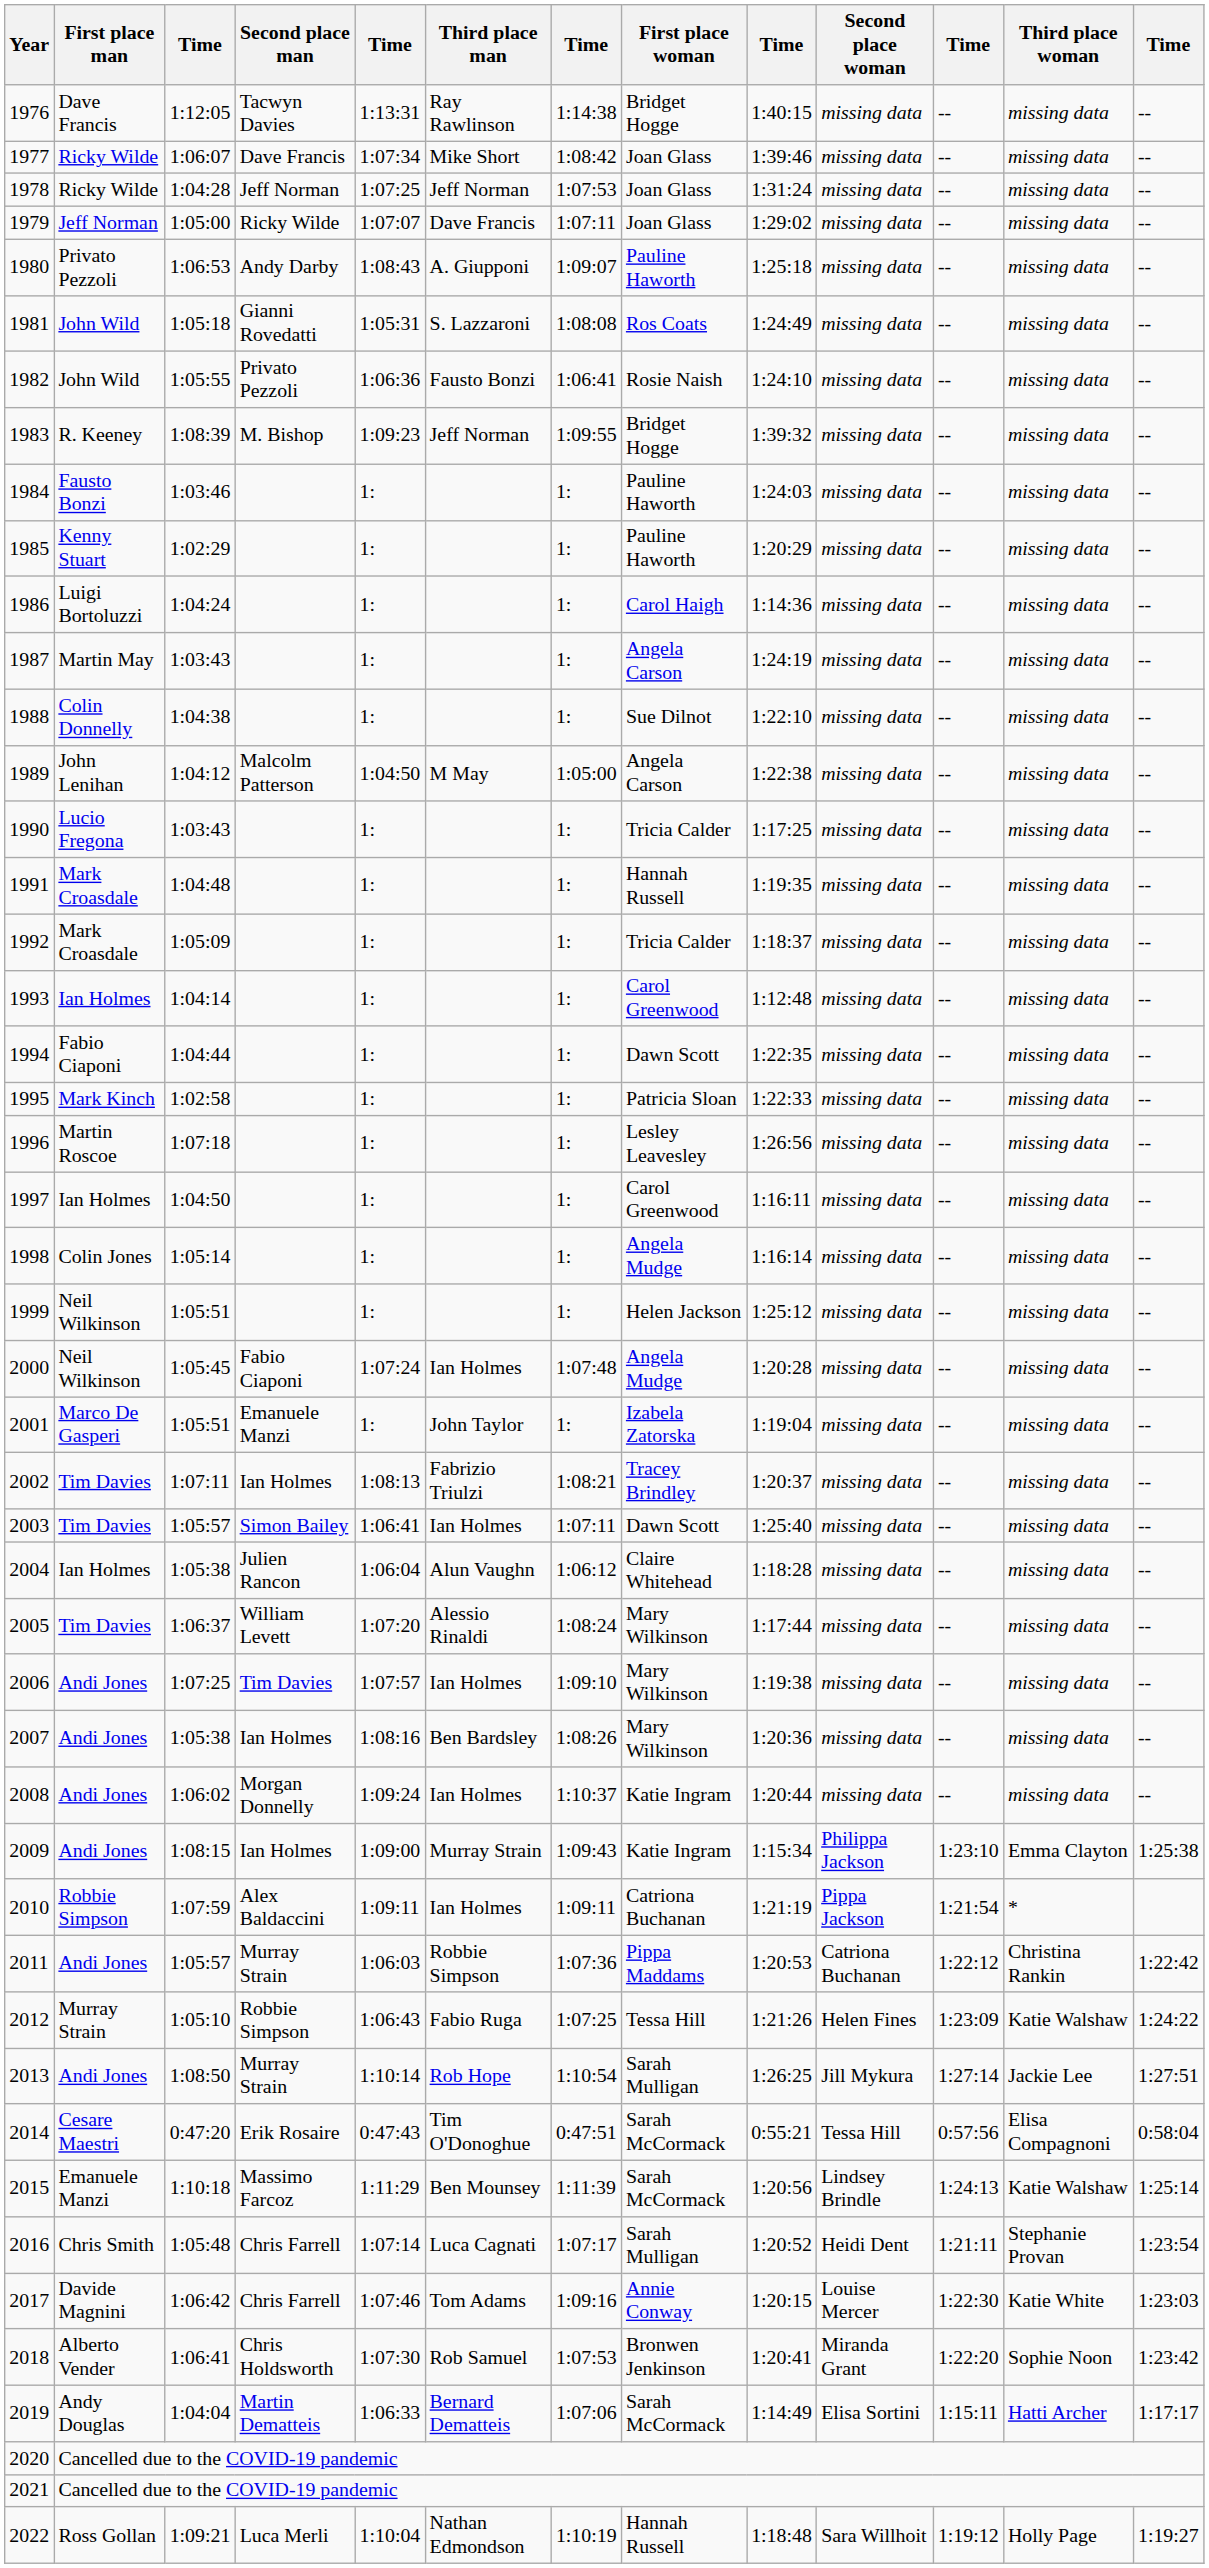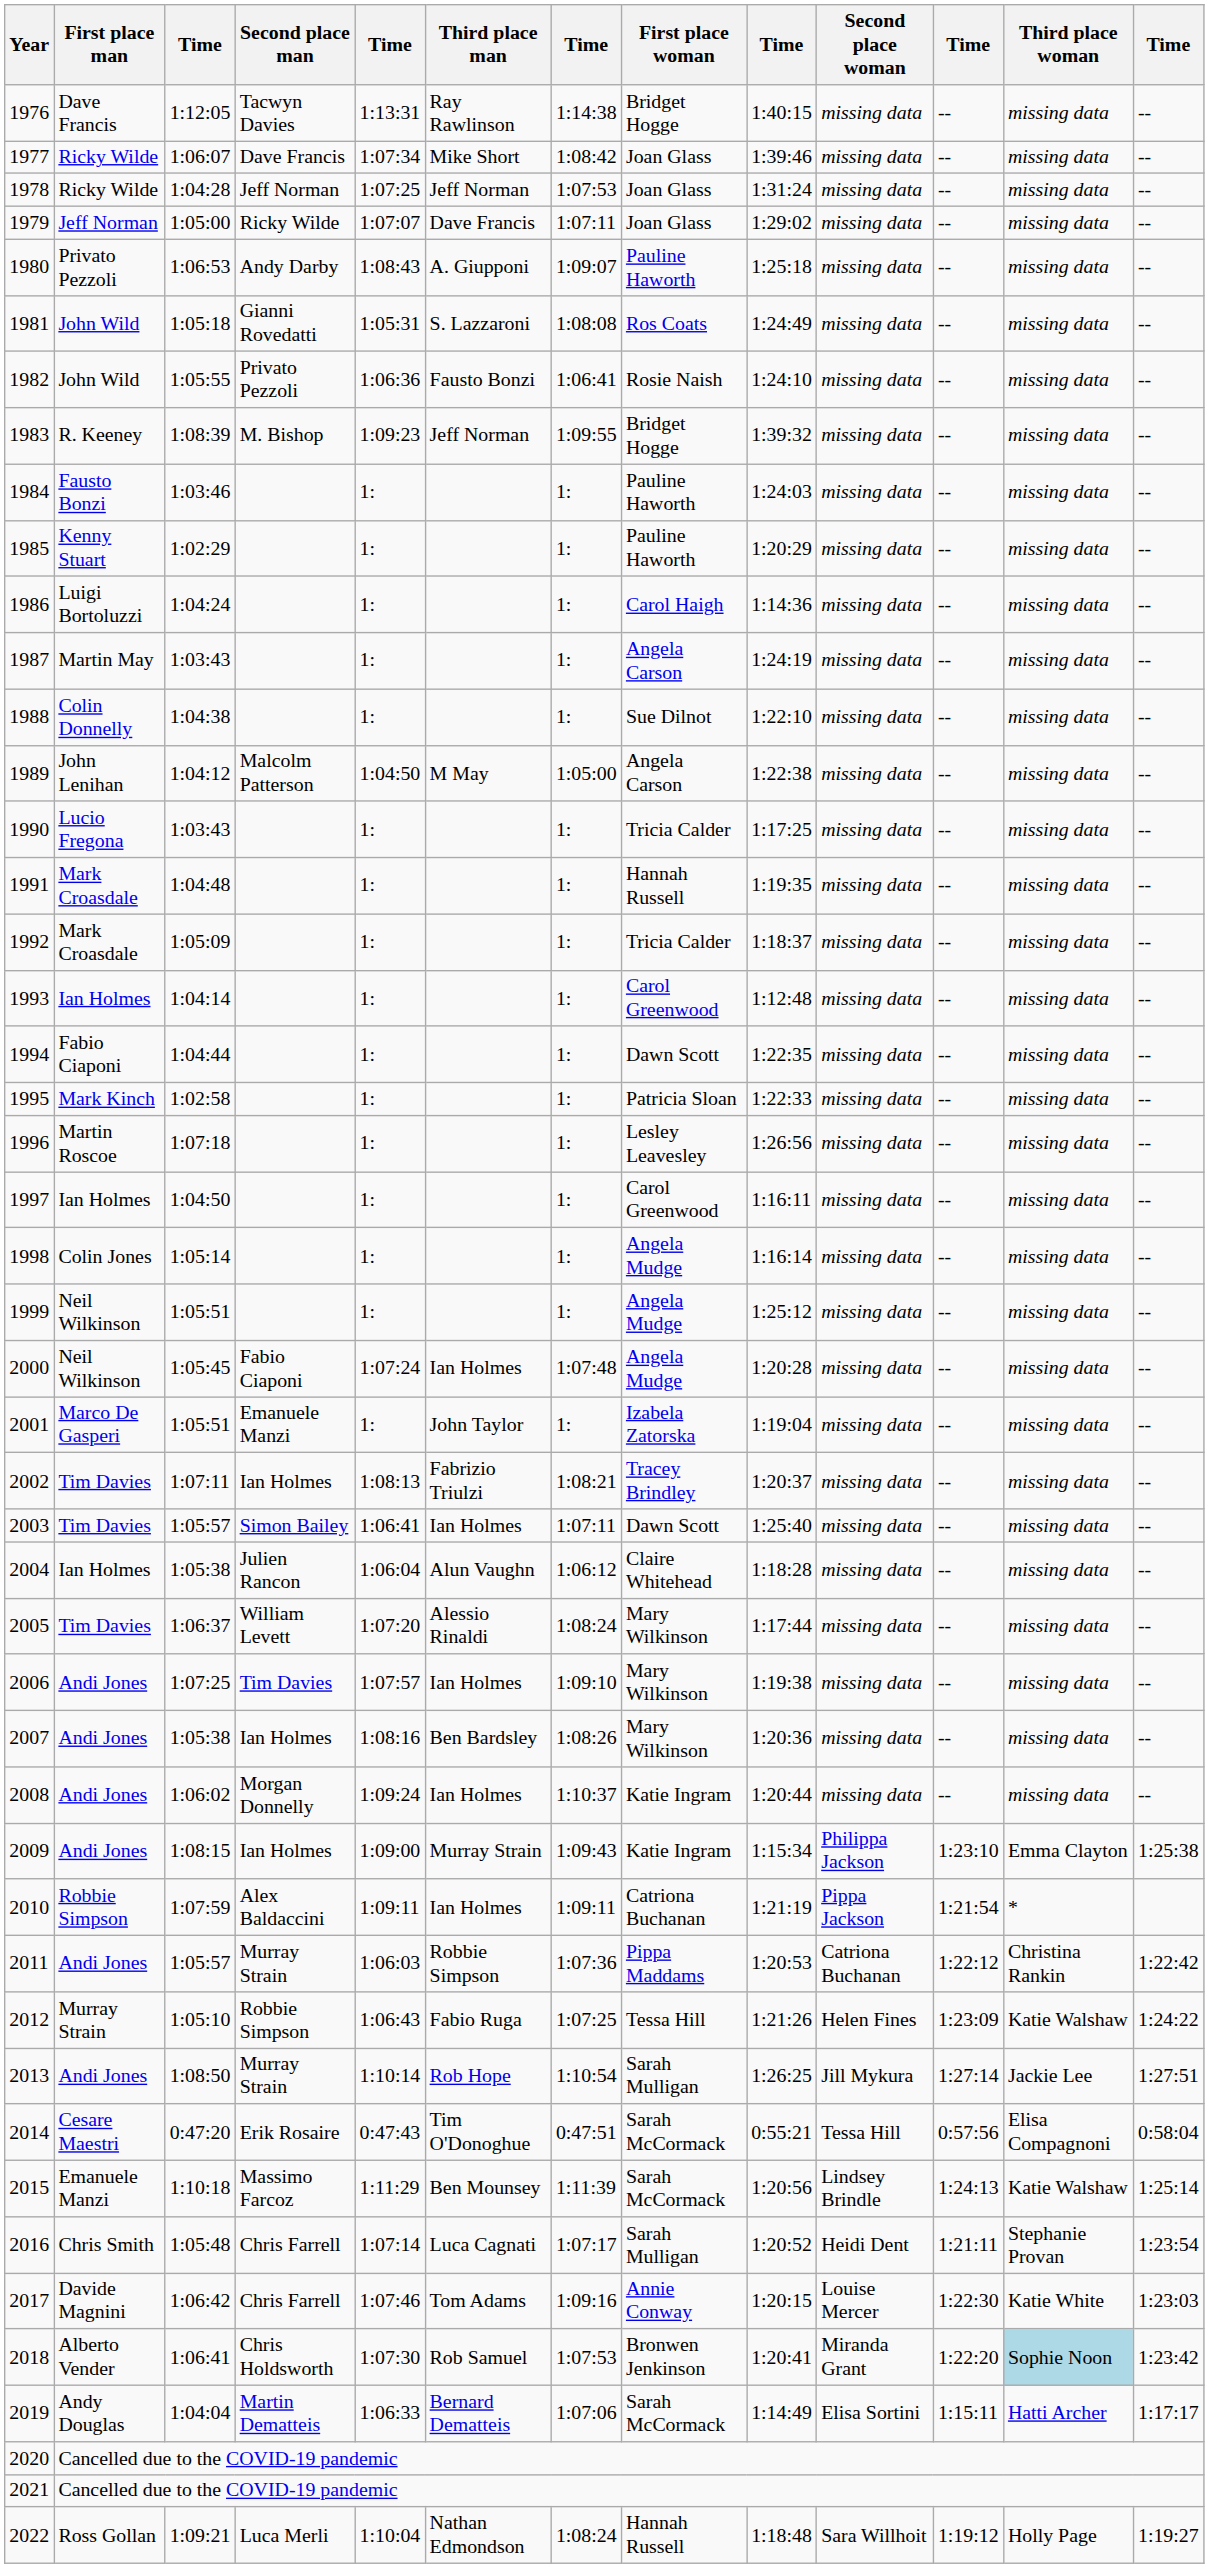(684, 1312) Helen Jackson -> (655, 1312) Angela Mudge
(1060, 2357) no background -> (1060, 2357) lightblue background
(586, 2535) 1:10:19 -> (586, 2535) 1:08:24
